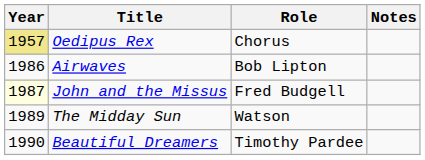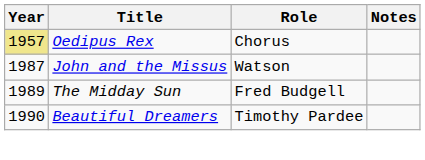- row: (89, 67)
(27, 92) lightyellow background -> (27, 67) no background
(290, 92) Fred Budgell -> (262, 67) Watson
(262, 117) Watson -> (290, 92) Fred Budgell
